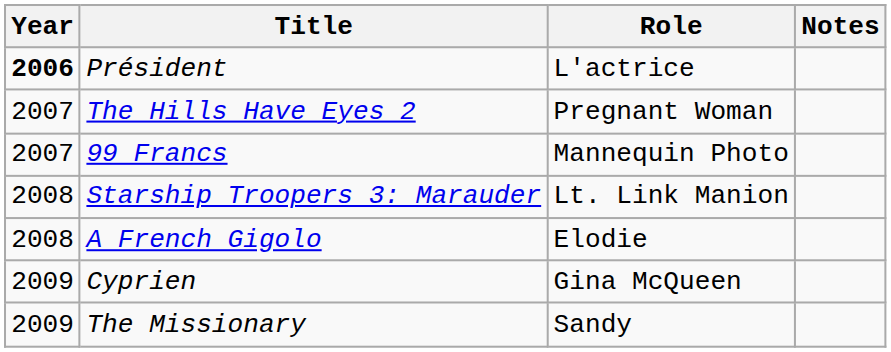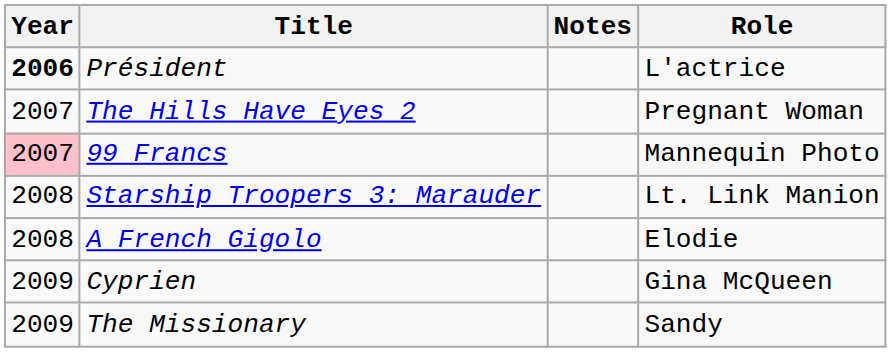columns swapped: (671, 26) <-> (840, 26)
(43, 154) no background -> (43, 154) pink background
